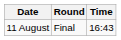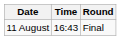columns swapped: (101, 12) <-> (69, 12)
